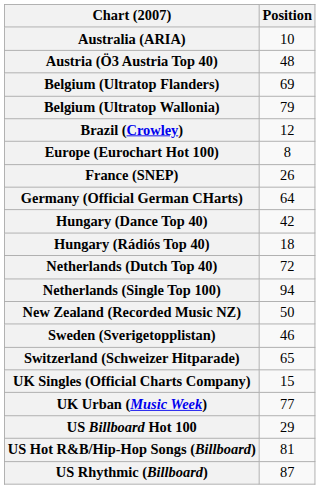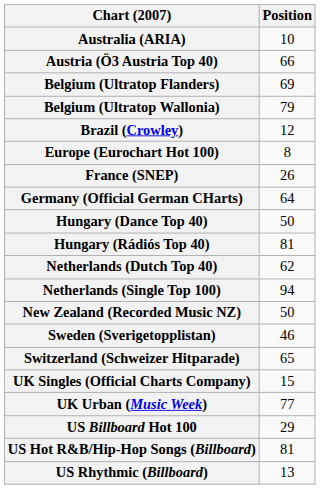(287, 61) 48 -> (287, 61) 66
(287, 221) 42 -> (287, 221) 50
(287, 244) 18 -> (287, 244) 81
(287, 267) 72 -> (287, 267) 62
(287, 472) 87 -> (287, 472) 13
